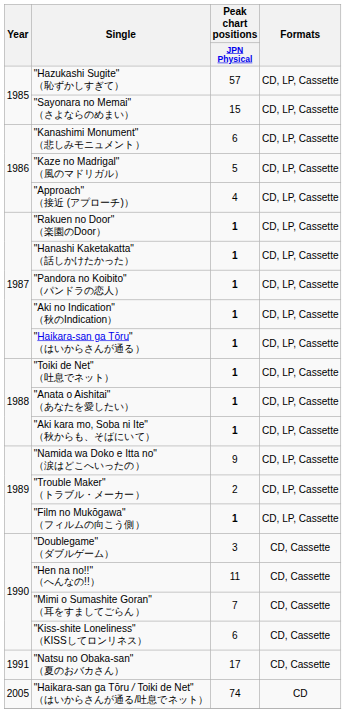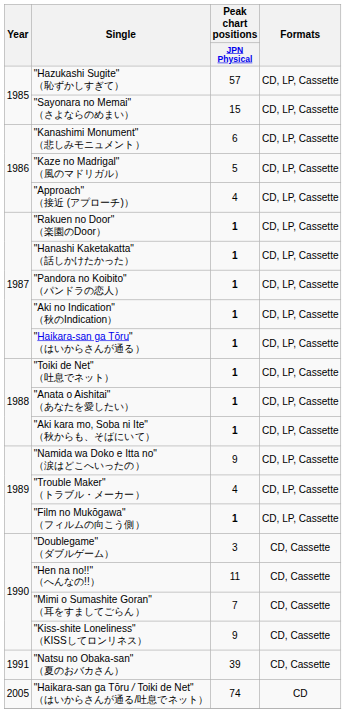(235, 489) 2 -> (235, 489) 4
(235, 635) 6 -> (235, 635) 9
(235, 665) 17 -> (235, 665) 39
